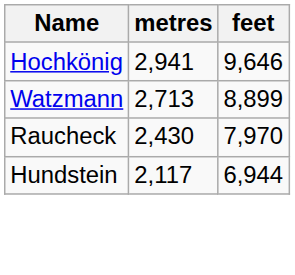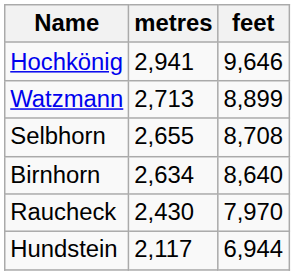+ row: (58, 136)
+ row: (55, 174)
